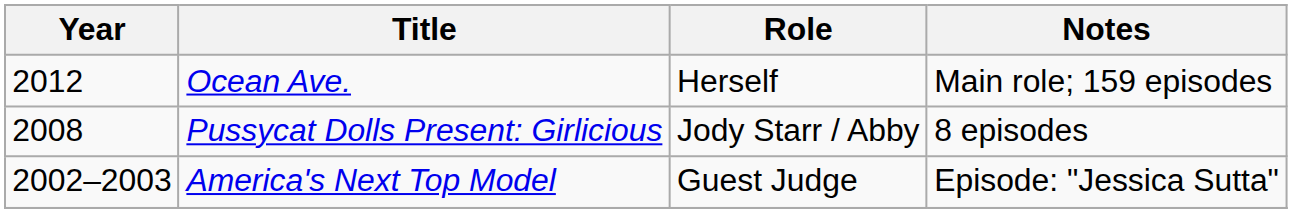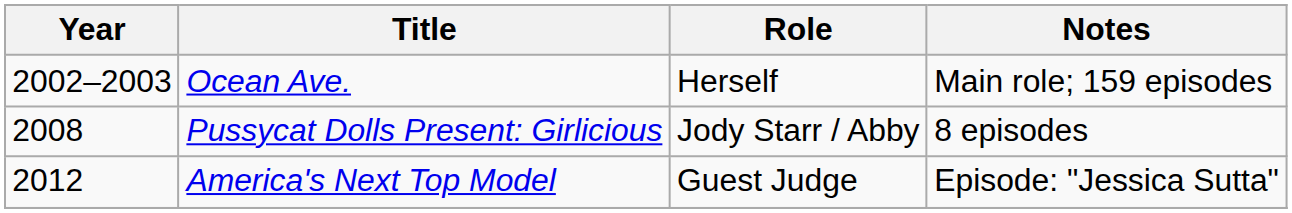(48, 80) 2012 -> (92, 80) 2002–2003
(92, 181) 2002–2003 -> (48, 181) 2012
